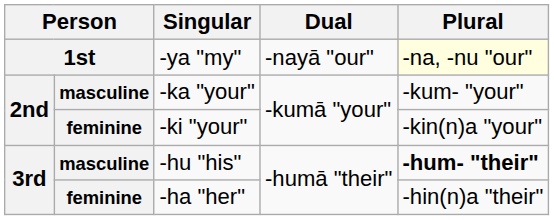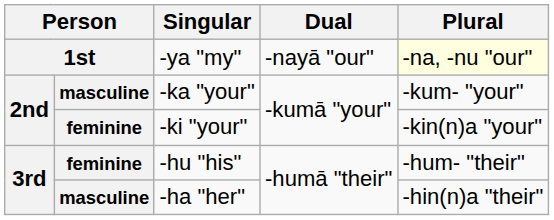(104, 163) masculine -> (104, 163) feminine
(471, 162) bold -> (464, 162) normal
(104, 198) feminine -> (104, 198) masculine
